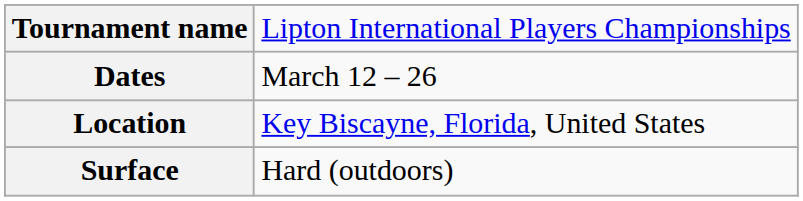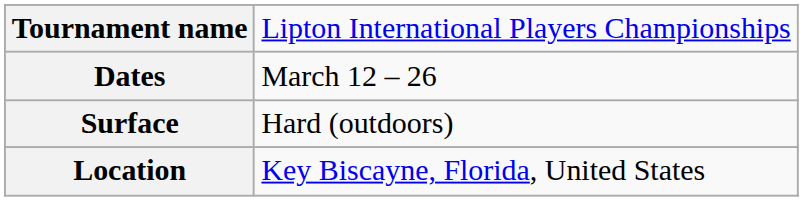rows swapped: (130, 170) <-> (130, 123)
